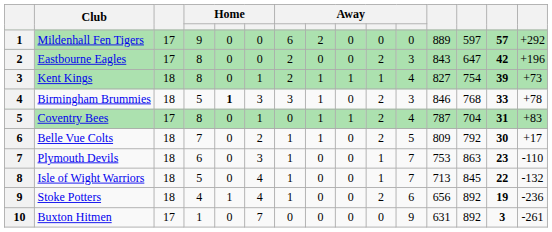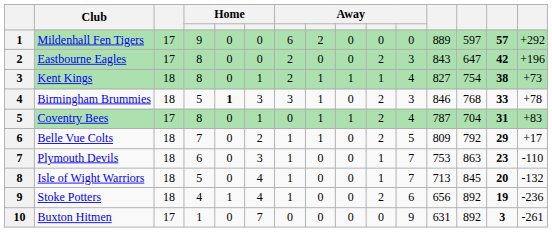(502, 78) 39 -> (502, 78) 38
(502, 138) 30 -> (502, 138) 29
(502, 177) 22 -> (502, 177) 20
